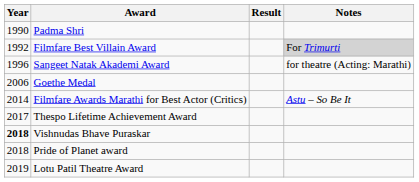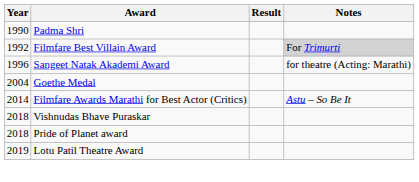(18, 82) 2006 -> (18, 82) 2004
- row: (115, 116)
(18, 133) bold -> (18, 116) normal
